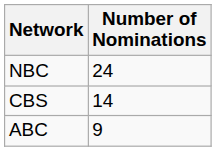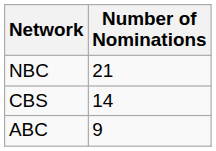(103, 70) 24 -> (103, 70) 21
